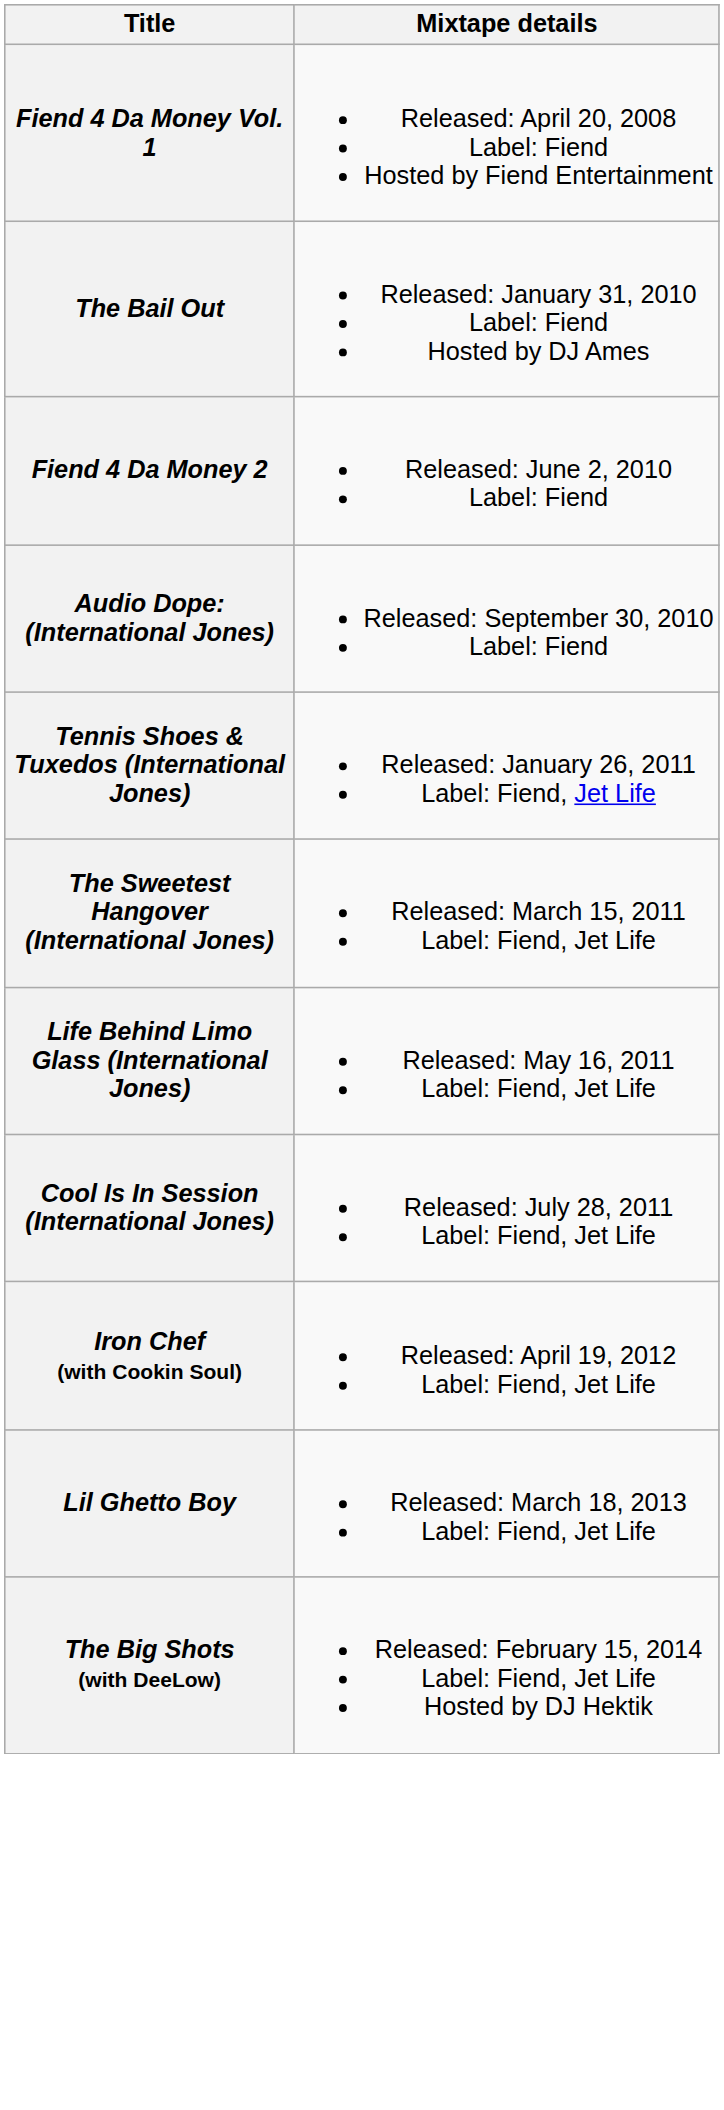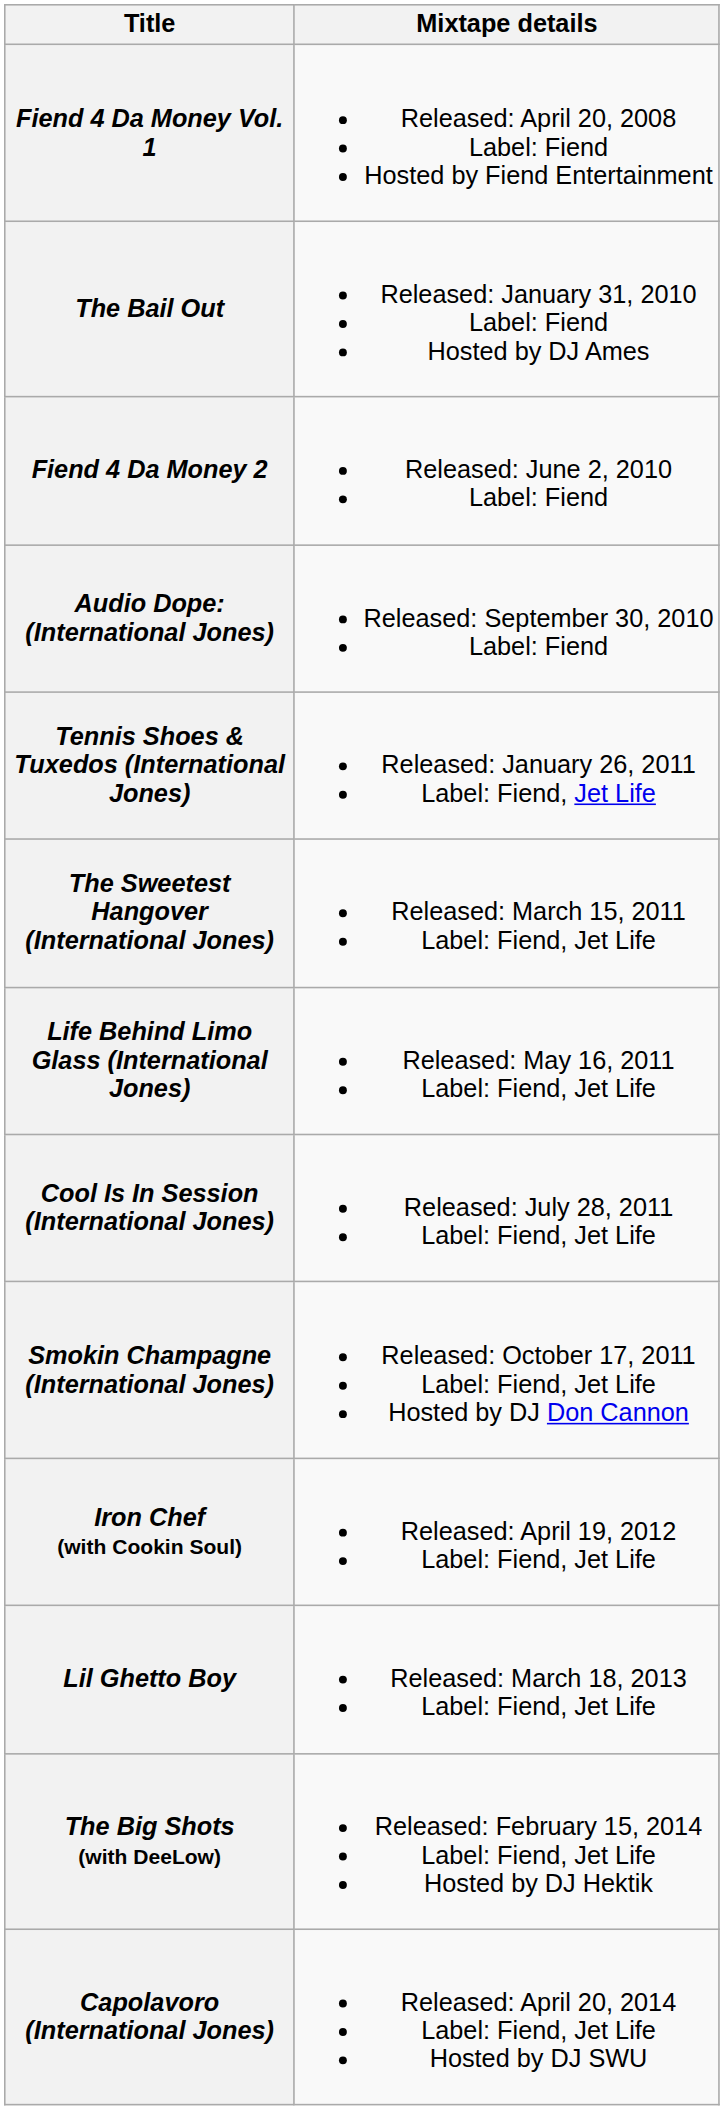+ row: (150, 1369)
+ row: (150, 2016)
